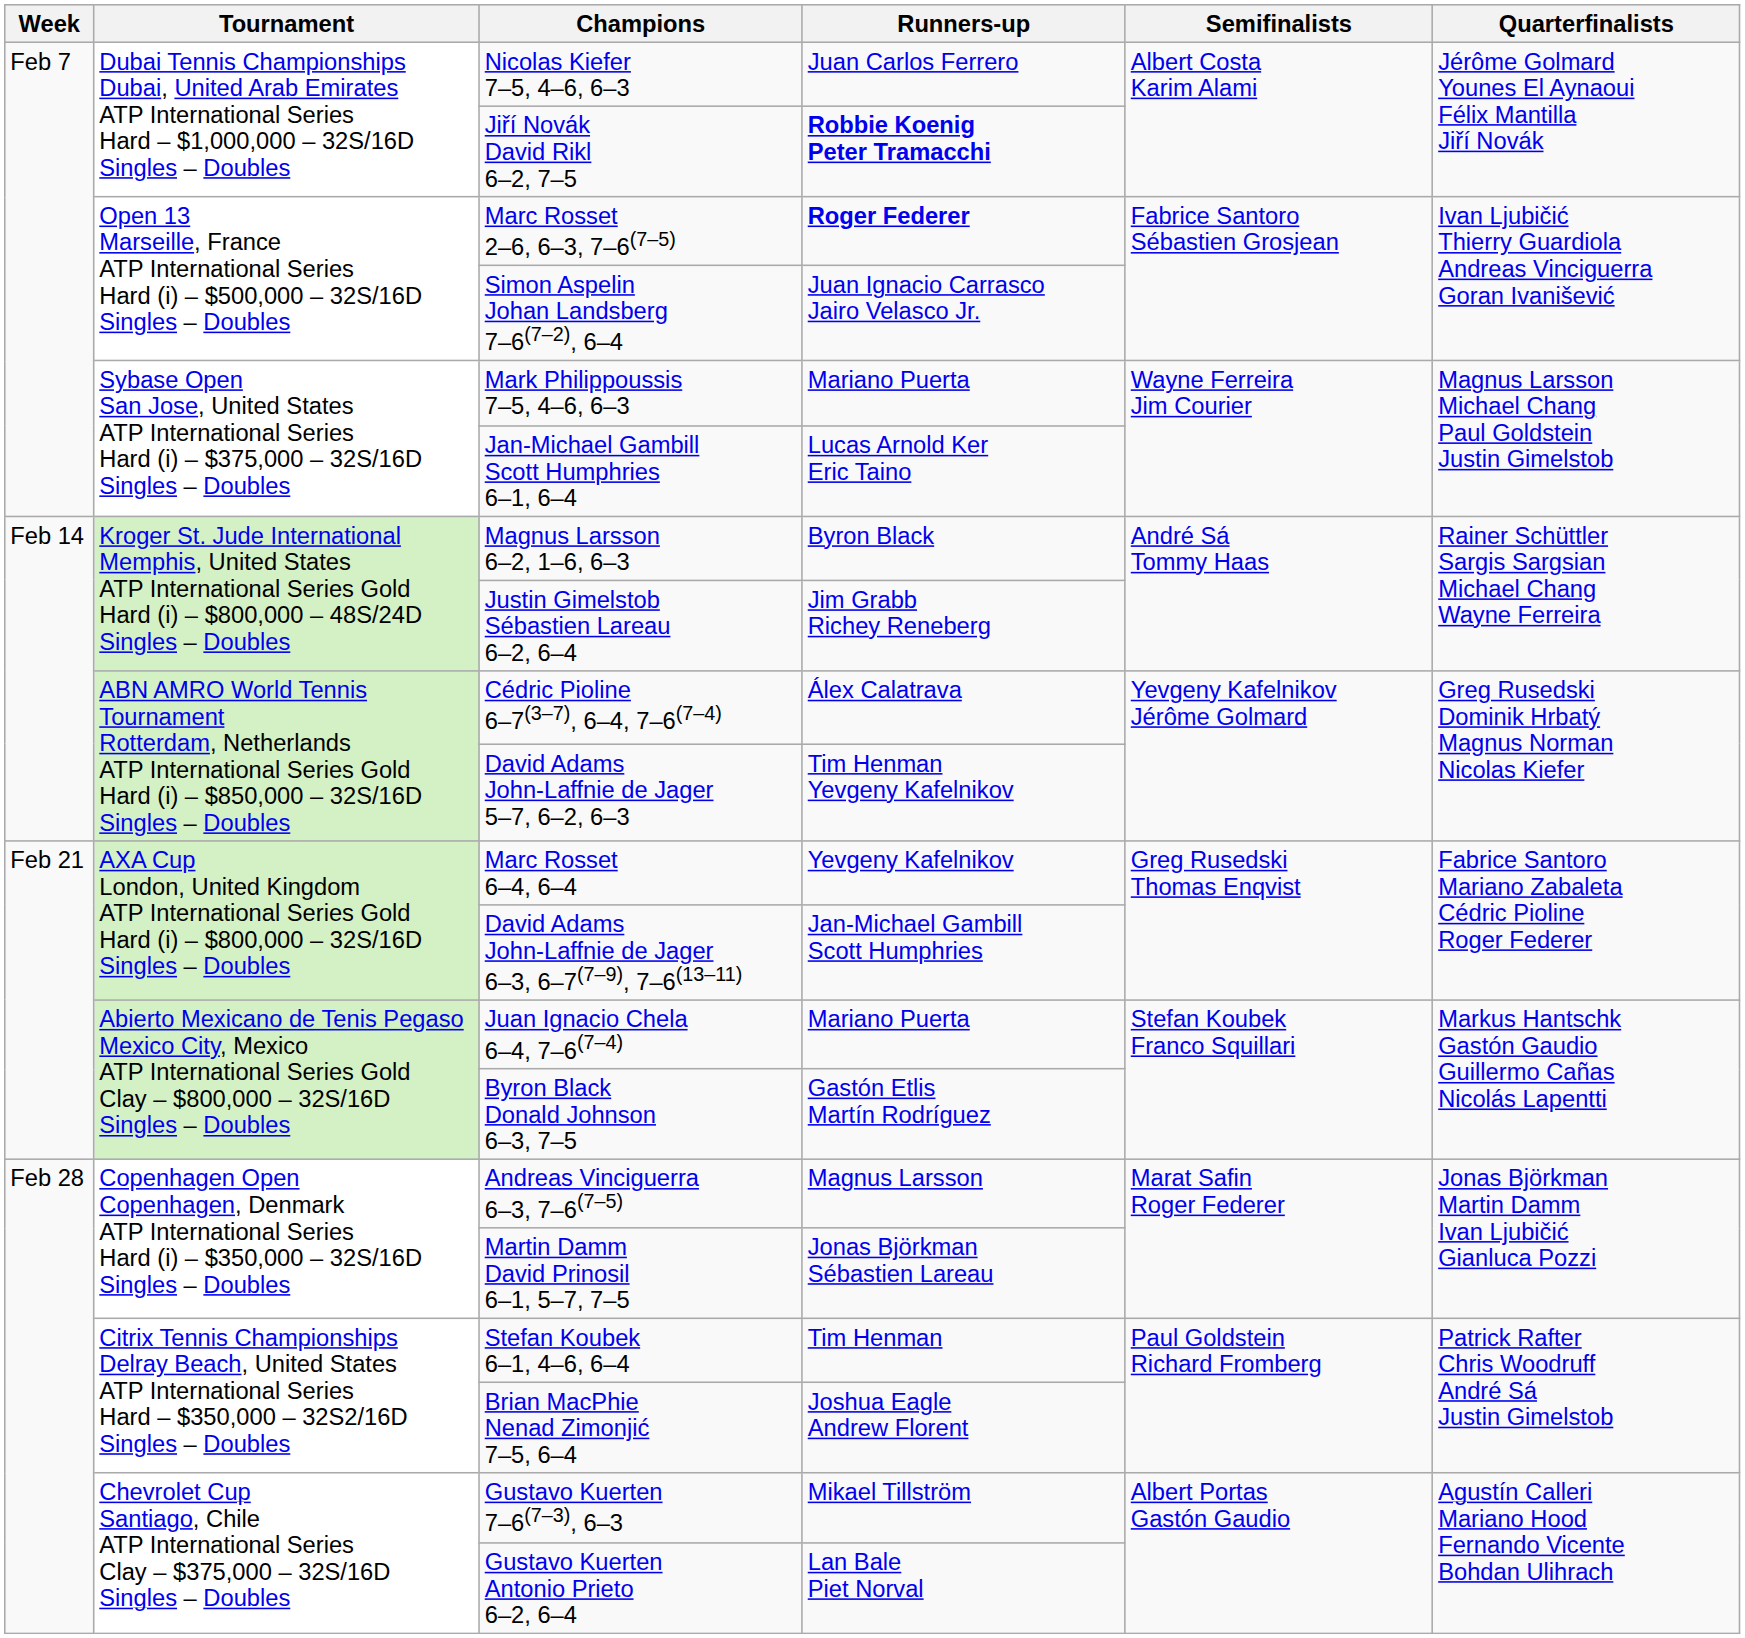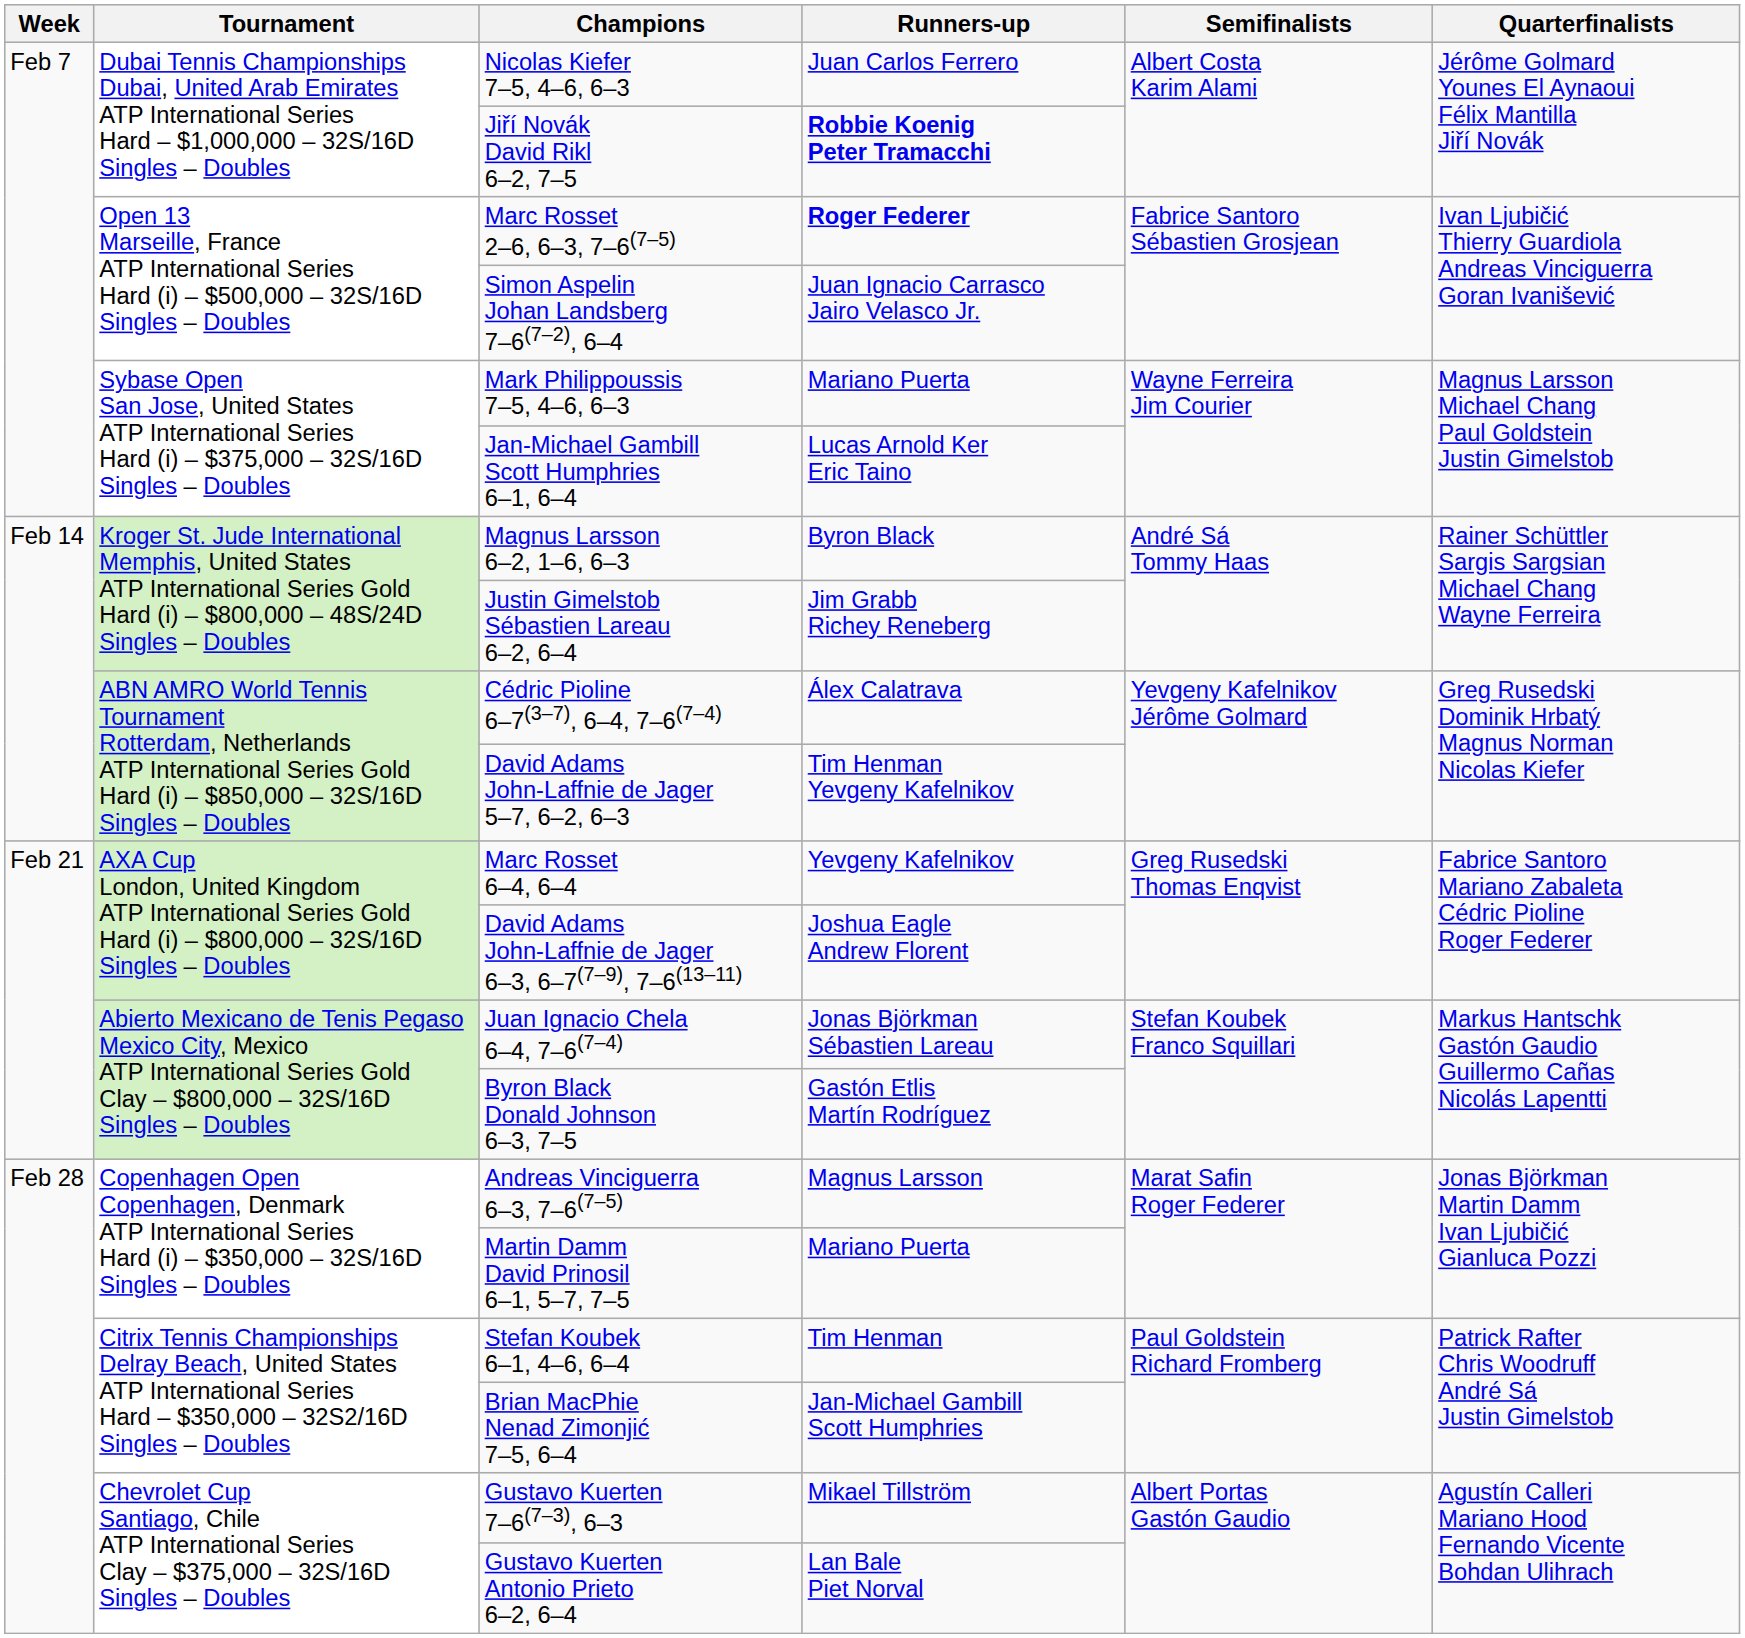(915, 937) Jan-Michael Gambill Scott Humphries -> (888, 937) Joshua Eagle Andrew Florent
(889, 1019) Mariano Puerta -> (901, 1032) Jonas Björkman Sébastien Lareau
(901, 1260) Jonas Björkman Sébastien Lareau -> (889, 1247) Mariano Puerta
(888, 1415) Joshua Eagle Andrew Florent -> (915, 1415) Jan-Michael Gambill Scott Humphries
